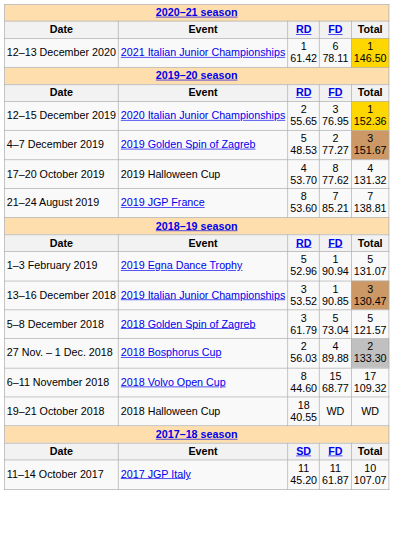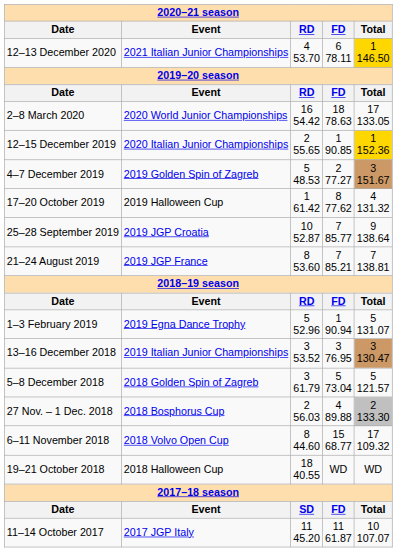(304, 53) 1 61.42 -> (307, 53) 4 53.70
+ row: (46, 116)
(335, 116) 3 76.95 -> (338, 145) 1 90.85
(304, 174) 4 53.70 -> (307, 203) 1 61.42
+ row: (63, 232)
(335, 295) 1 90.85 -> (338, 353) 3 76.95
